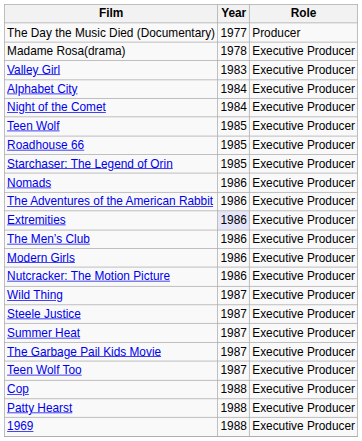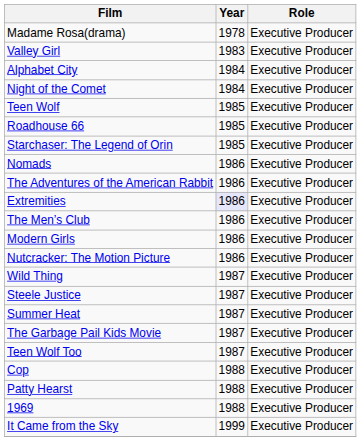- row: (111, 32)
+ row: (63, 426)
